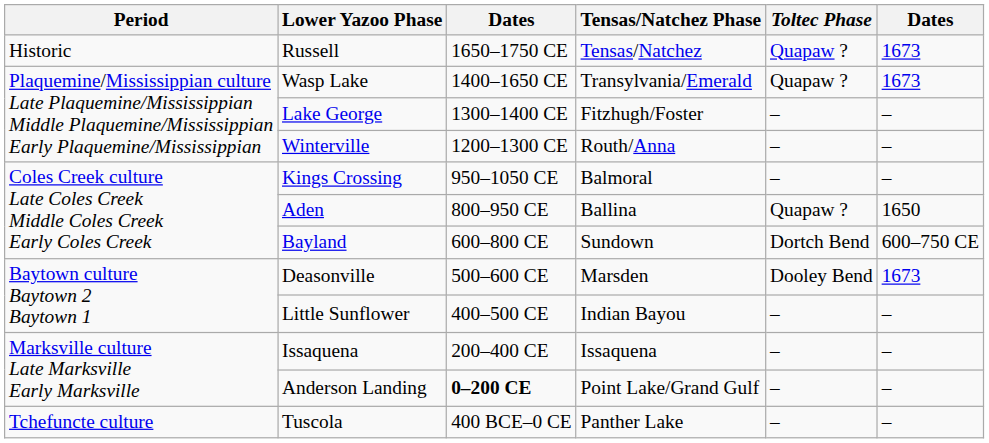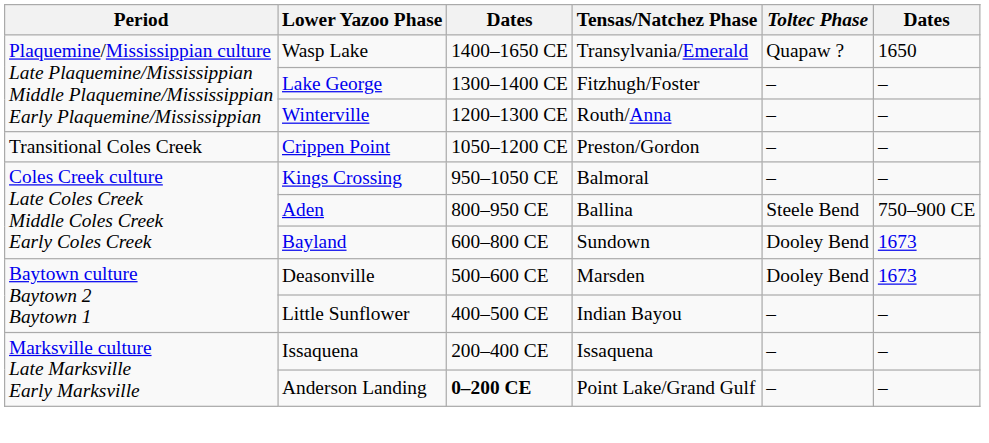- row: (311, 50)
(901, 81) 1673 -> (897, 51) 1650
+ row: (336, 146)
(809, 209) Quapaw ? -> (813, 209) Steele Bend
(901, 209) 1650 -> (927, 209) 750–900 CE
(820, 241) Dortch Bend -> (818, 241) Dooley Bend
(930, 241) 600–750 CE -> (897, 241) 1673
- row: (312, 421)
